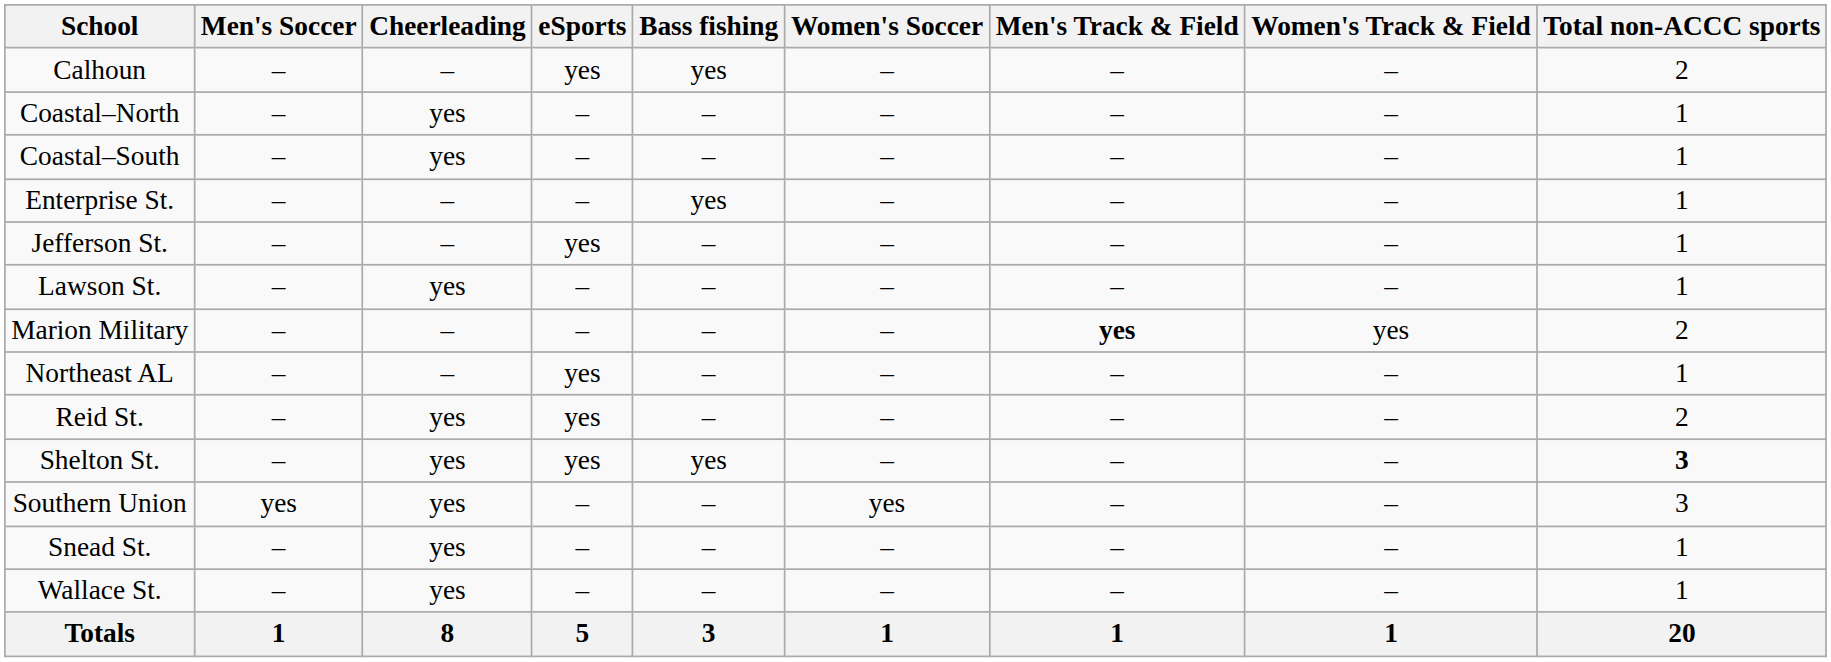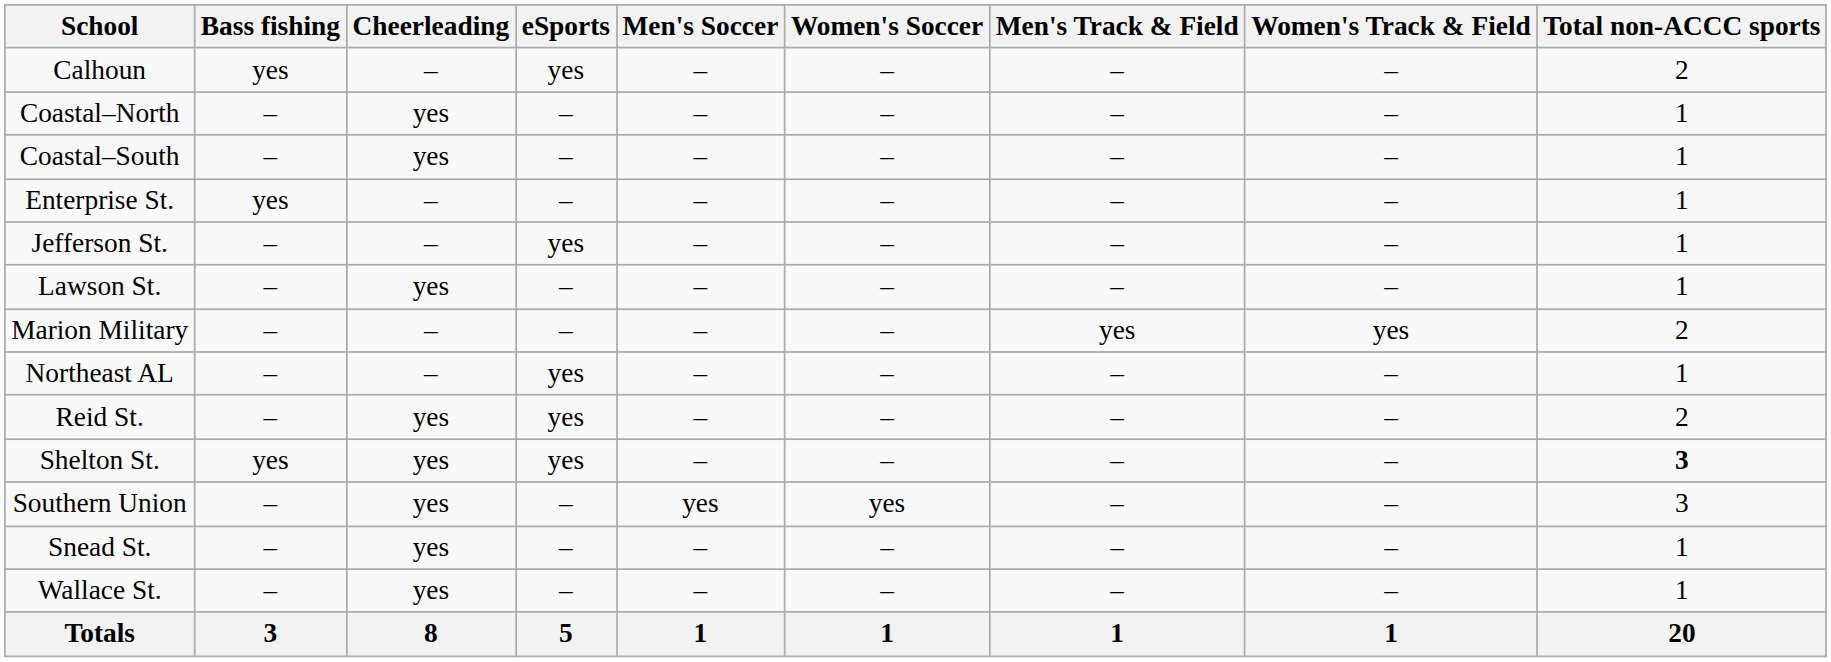columns swapped: (709, 26) <-> (279, 26)
(1117, 329) bold -> (1117, 329) normal
